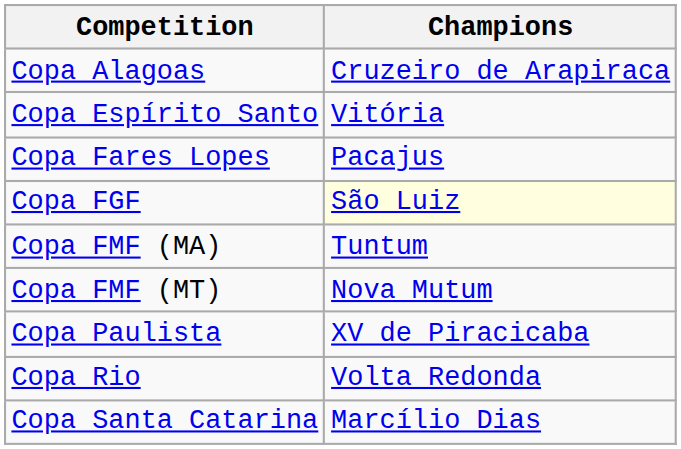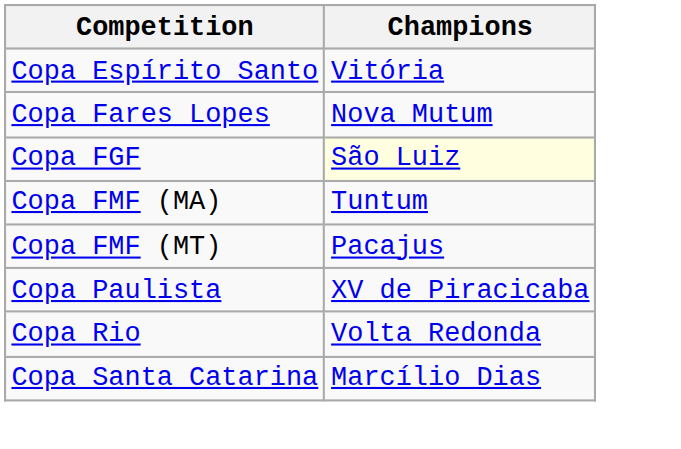- row: (108, 71)
(388, 159) Pacajus -> (412, 115) Nova Mutum
(412, 290) Nova Mutum -> (388, 246) Pacajus
